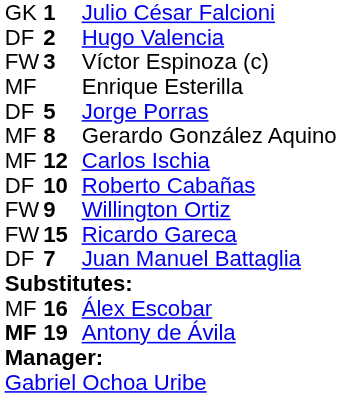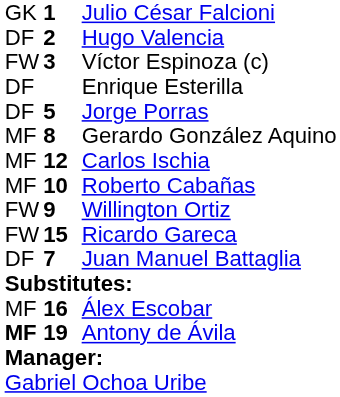(21, 86) MF -> (19, 86) DF
(19, 185) DF -> (21, 185) MF
